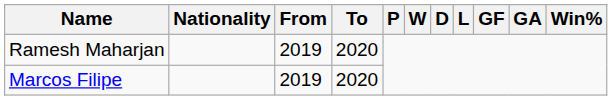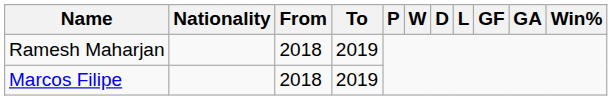(301, 49) 2019 -> (301, 49) 2018
(357, 49) 2020 -> (357, 49) 2019
(301, 79) 2019 -> (301, 79) 2018
(357, 79) 2020 -> (357, 79) 2019
